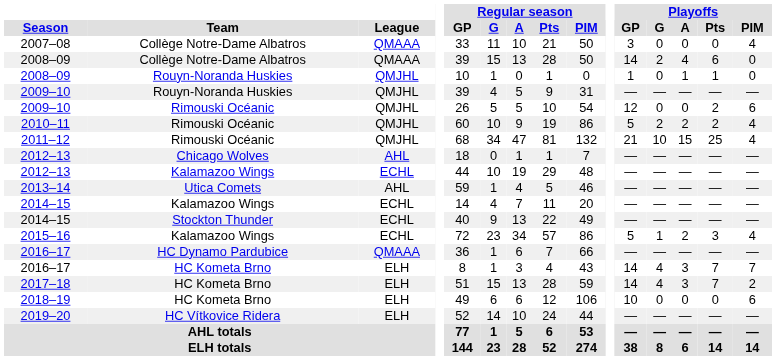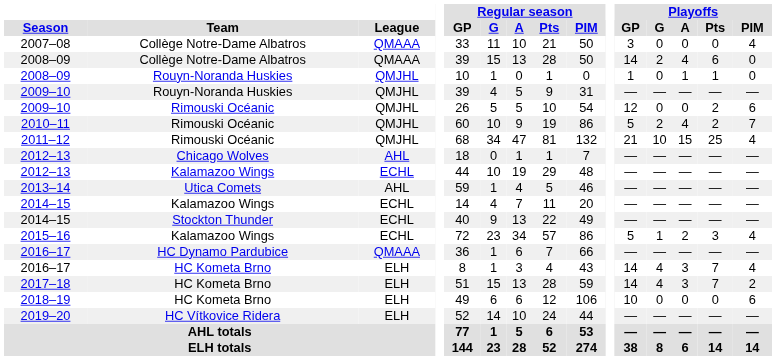(685, 124) 2 -> (685, 124) 4
(752, 124) 4 -> (752, 124) 7
(752, 268) 7 -> (752, 268) 4
